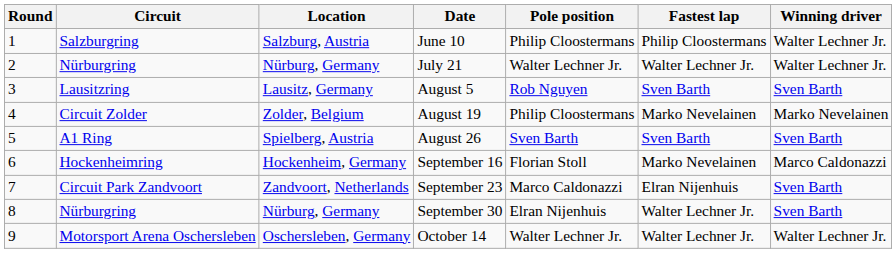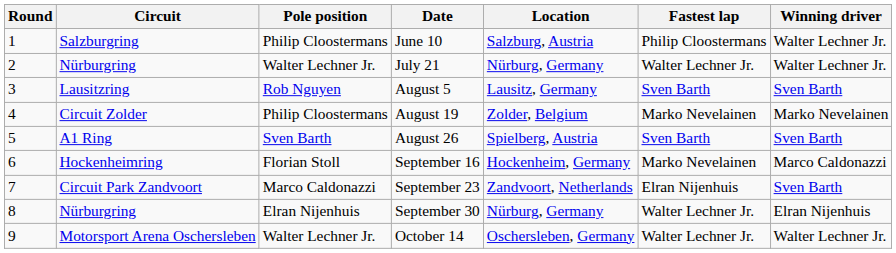columns swapped: (337, 16) <-> (572, 16)
(808, 211) Sven Barth -> (822, 211) Elran Nijenhuis
